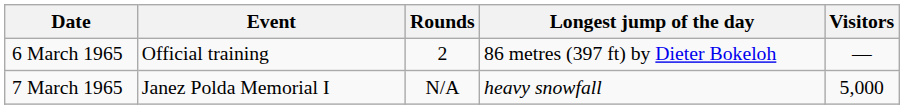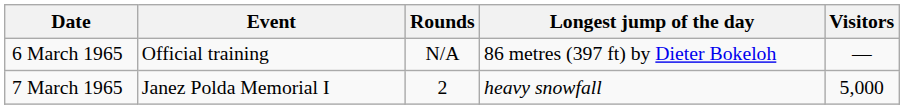(442, 54) 2 -> (442, 54) N/A
(442, 87) N/A -> (442, 87) 2
